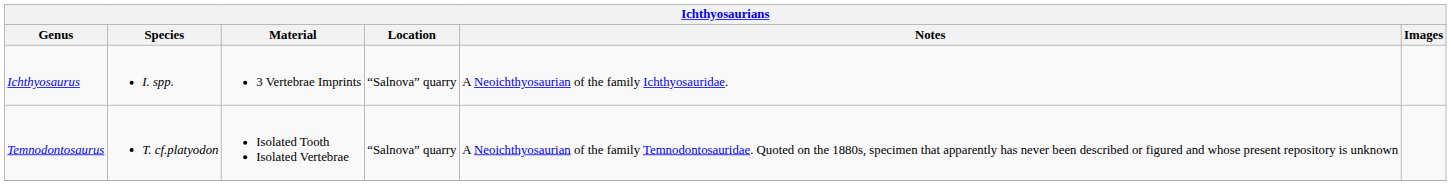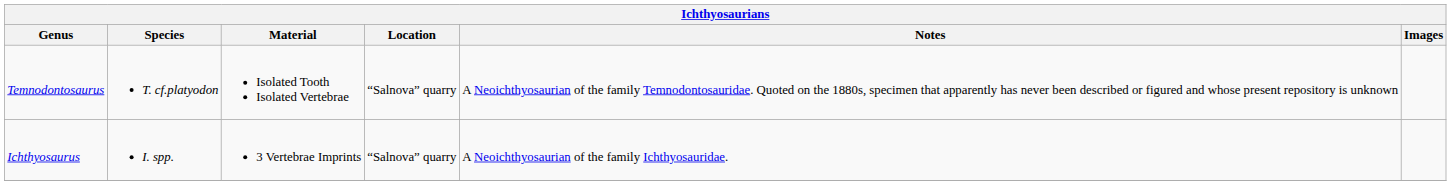rows swapped: (44, 82) <-> (56, 149)
